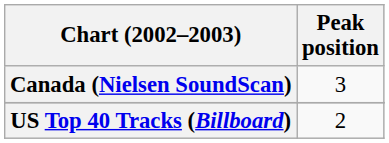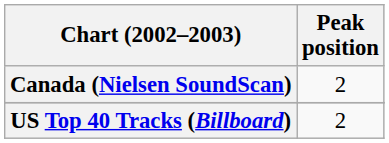(340, 84) 3 -> (340, 84) 2
